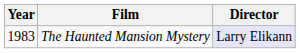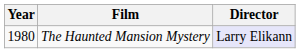(21, 36) 1983 -> (21, 36) 1980
